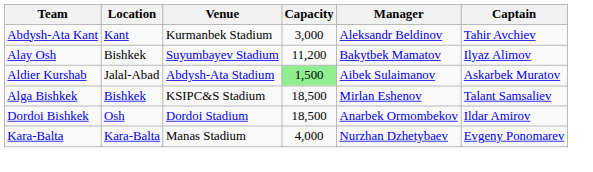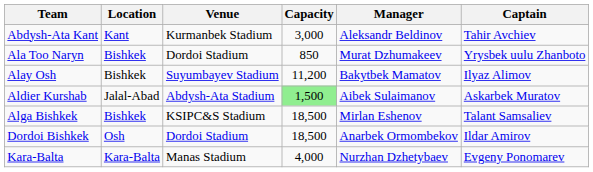+ row: (46, 55)
